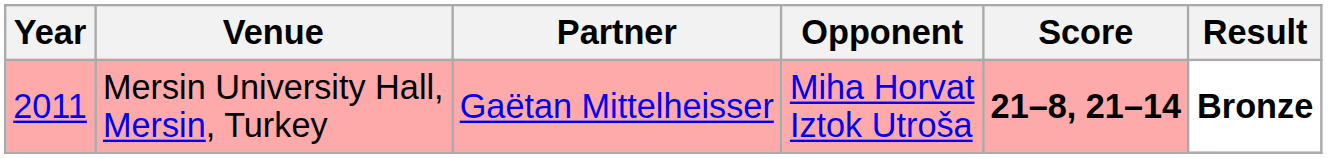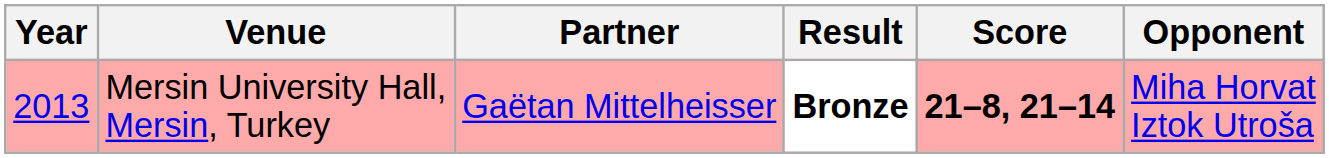columns swapped: (882, 33) <-> (1255, 33)
(50, 106) 2011 -> (51, 106) 2013
